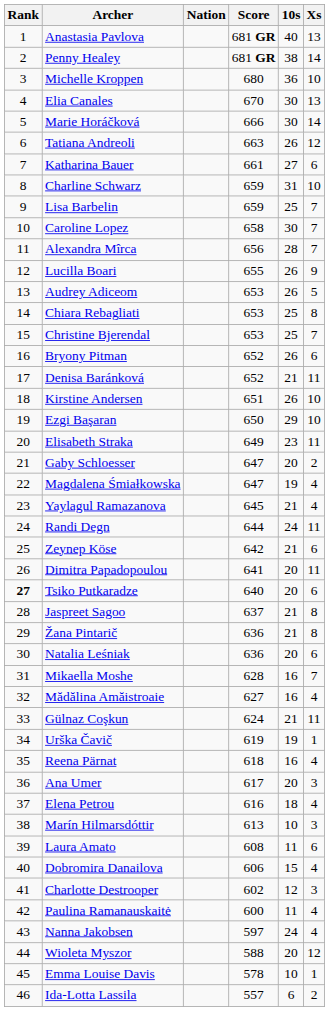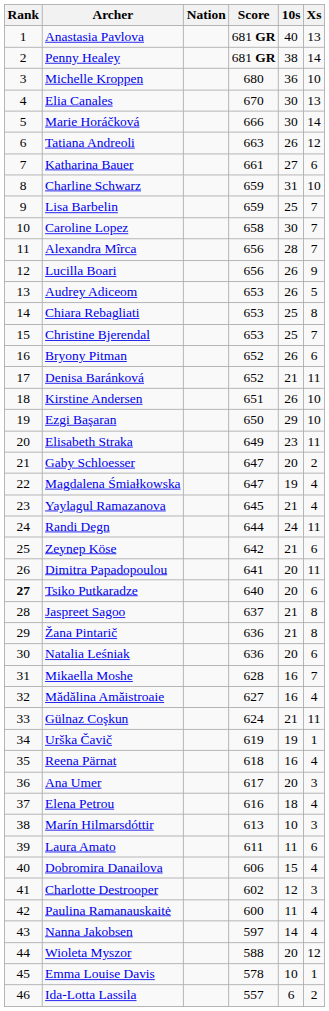(254, 270) 655 -> (254, 270) 656
(254, 846) 608 -> (254, 846) 611
(291, 931) 24 -> (291, 931) 14
